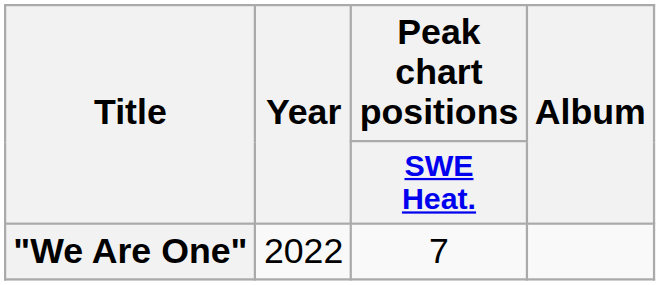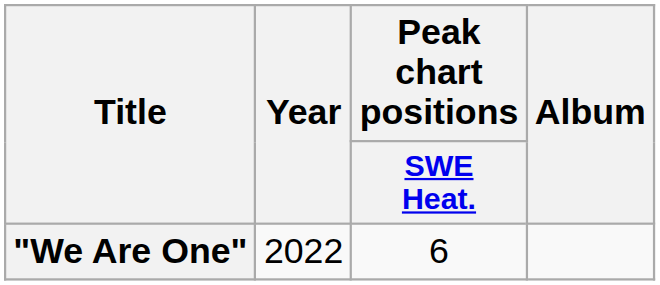(439, 250) 7 -> (439, 250) 6
